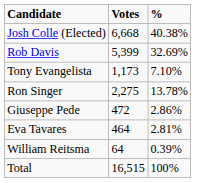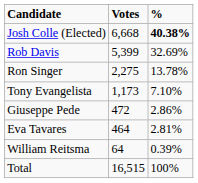(169, 33) normal -> (170, 33) bold
rows swapped: (35, 91) <-> (49, 71)
